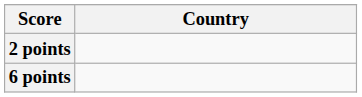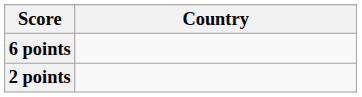rows swapped: (40, 77) <-> (40, 48)
